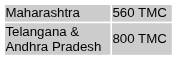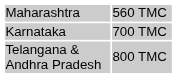+ row: (36, 31)
